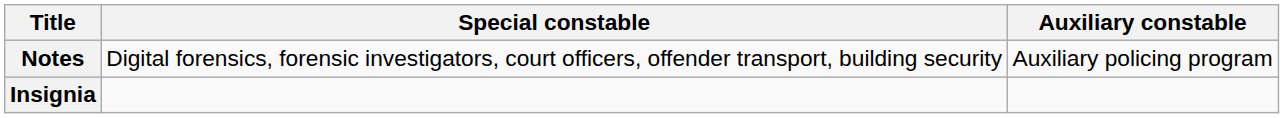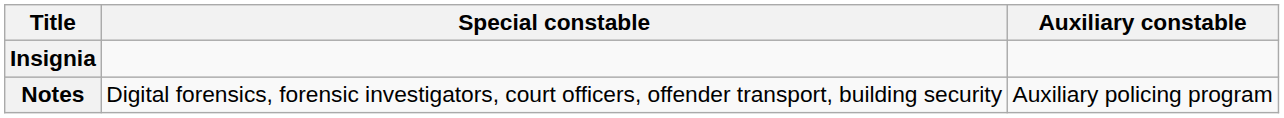rows swapped: (53, 94) <-> (53, 58)
